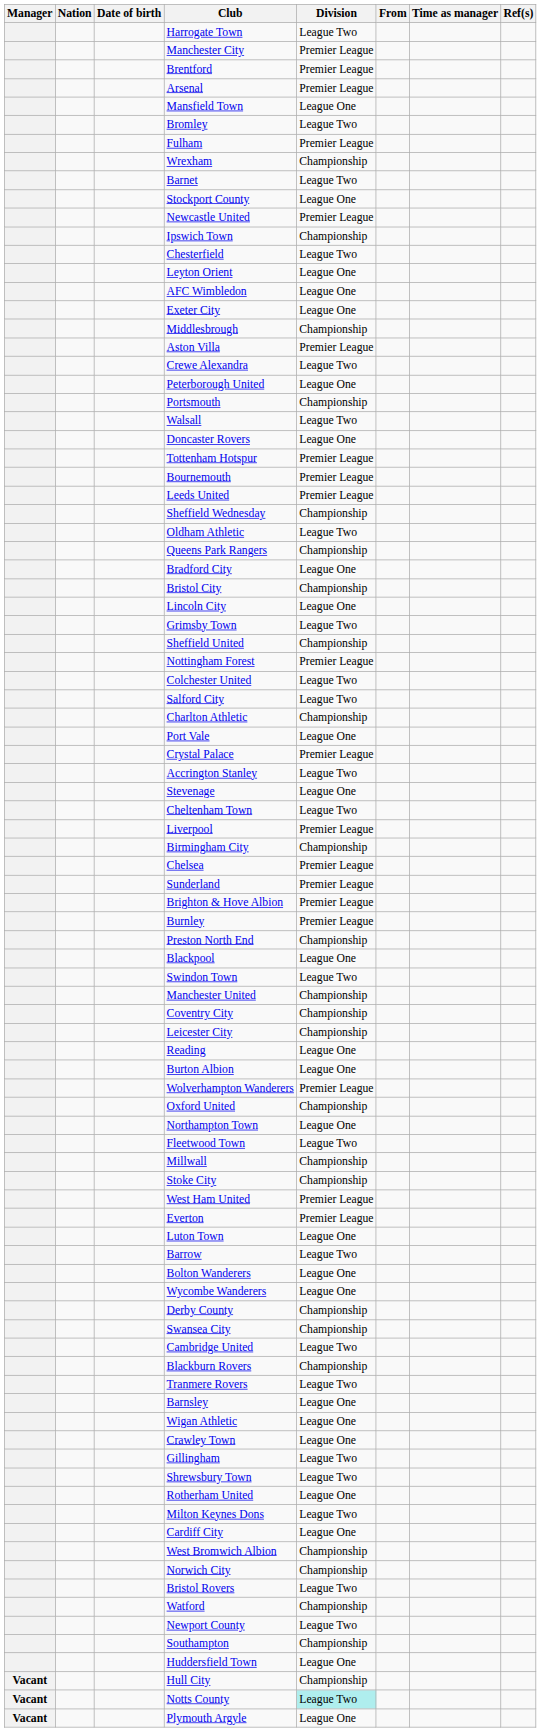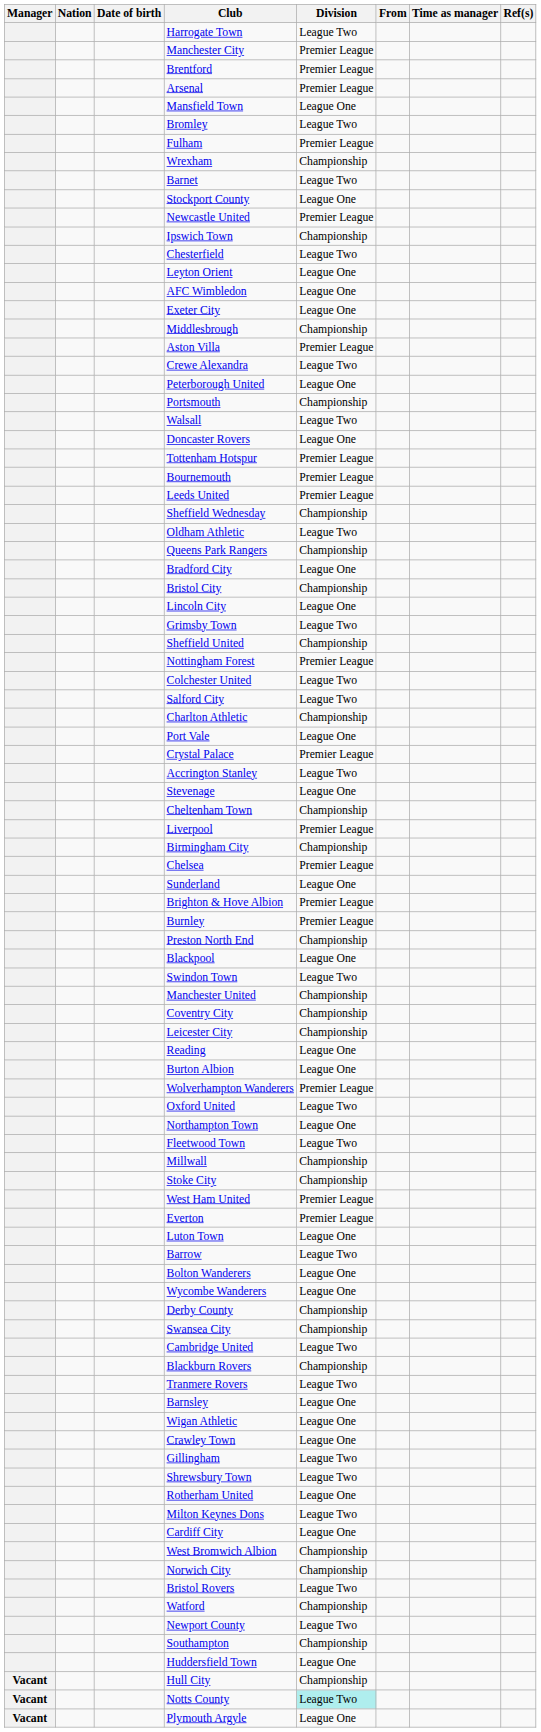(328, 810) League Two -> (333, 810) Championship
(336, 884) Premier League -> (328, 884) League One
(333, 1106) Championship -> (328, 1106) League Two
